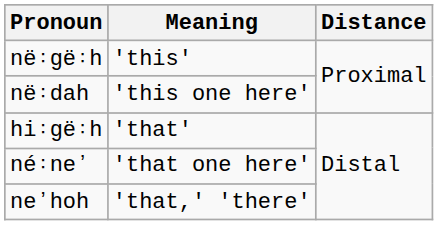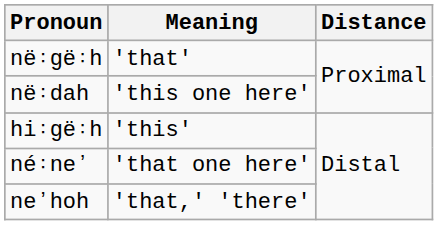(152, 59) 'this' -> (152, 59) 'that'
(152, 130) 'that' -> (152, 130) 'this'
